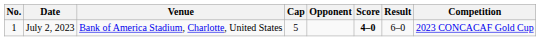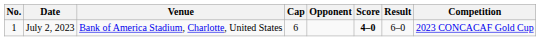(296, 28) 5 -> (296, 28) 6
